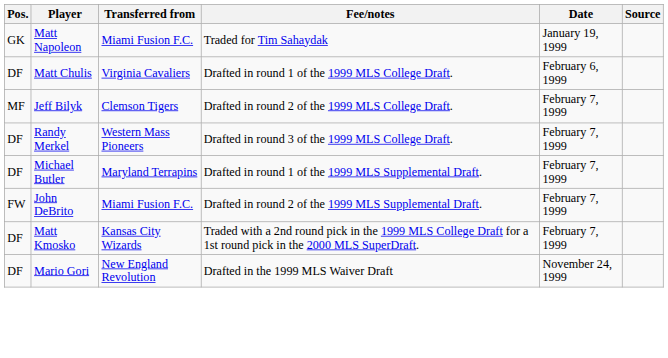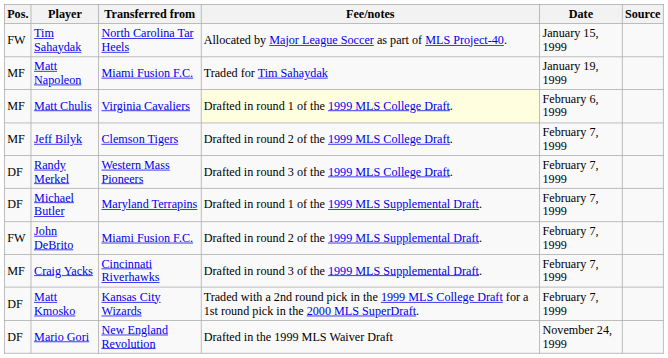+ row: (58, 40)
(16, 40) GK -> (16, 73) MF
(15, 73) DF -> (16, 106) MF
(328, 73) no background -> (328, 106) lightyellow background
+ row: (63, 271)
